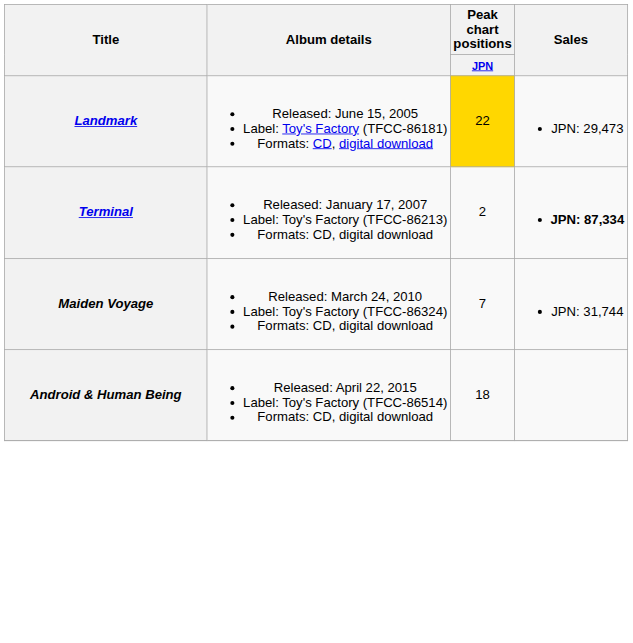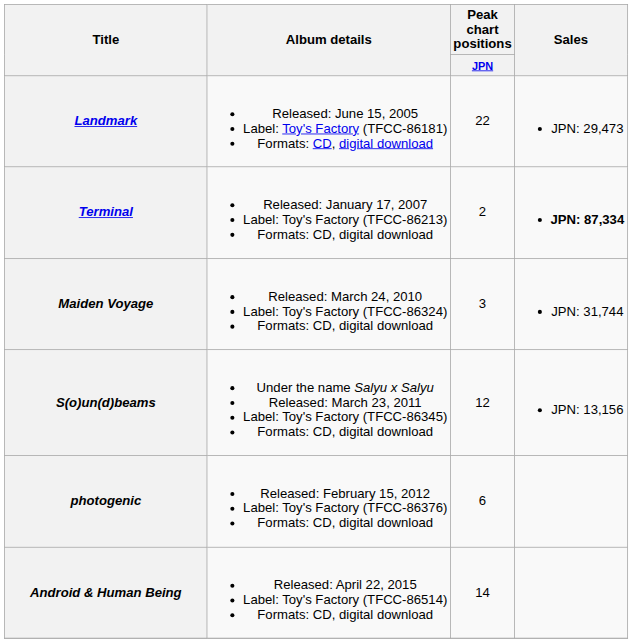(483, 121) gold background -> (483, 121) no background
(483, 303) 7 -> (483, 303) 3
+ row: (106, 402)
+ row: (106, 501)
(483, 395) 18 -> (483, 592) 14
